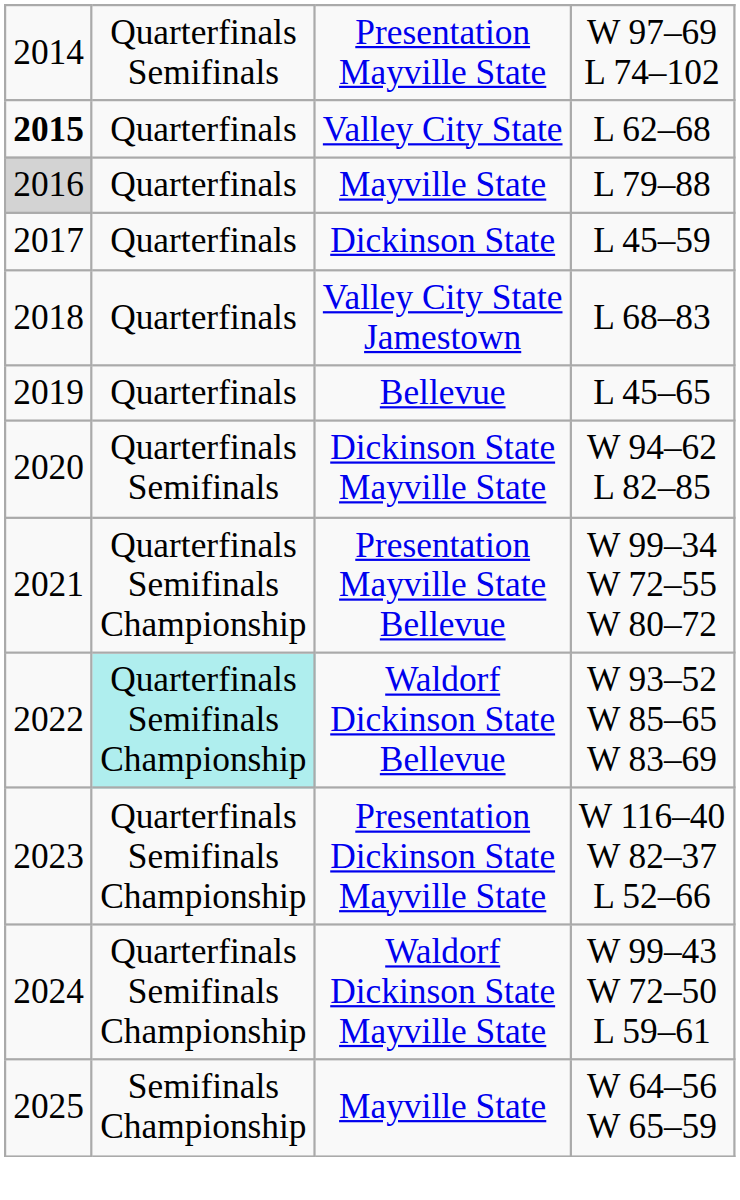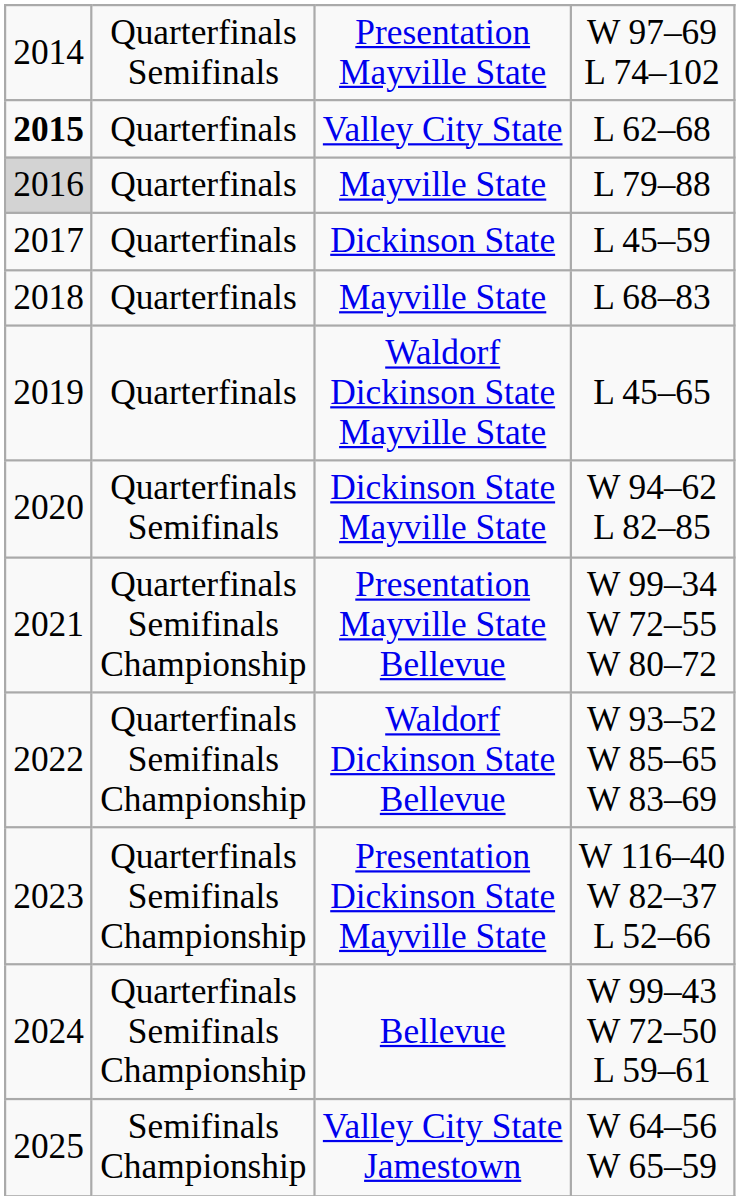(443, 316) Valley City State Jamestown -> (443, 296) Mayville State
(443, 392) Bellevue -> (443, 392) Waldorf Dickinson State Mayville State
(203, 719) paleturquoise background -> (203, 759) no background
(443, 991) Waldorf Dickinson State Mayville State -> (443, 1030) Bellevue
(443, 1106) Mayville State -> (443, 1146) Valley City State Jamestown
